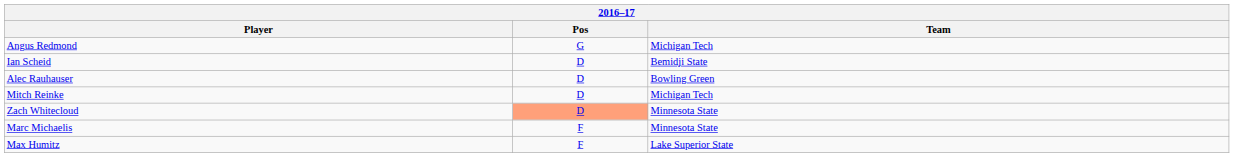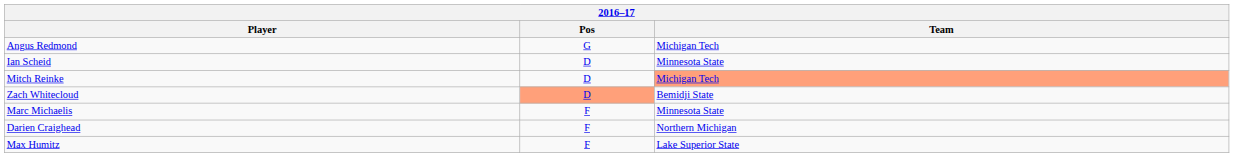(679, 62) Bemidji State -> (690, 62) Minnesota State
- row: (40, 78)
(682, 95) no background -> (688, 78) lightsalmon background
(684, 111) Minnesota State -> (685, 95) Bemidji State
+ row: (44, 128)
